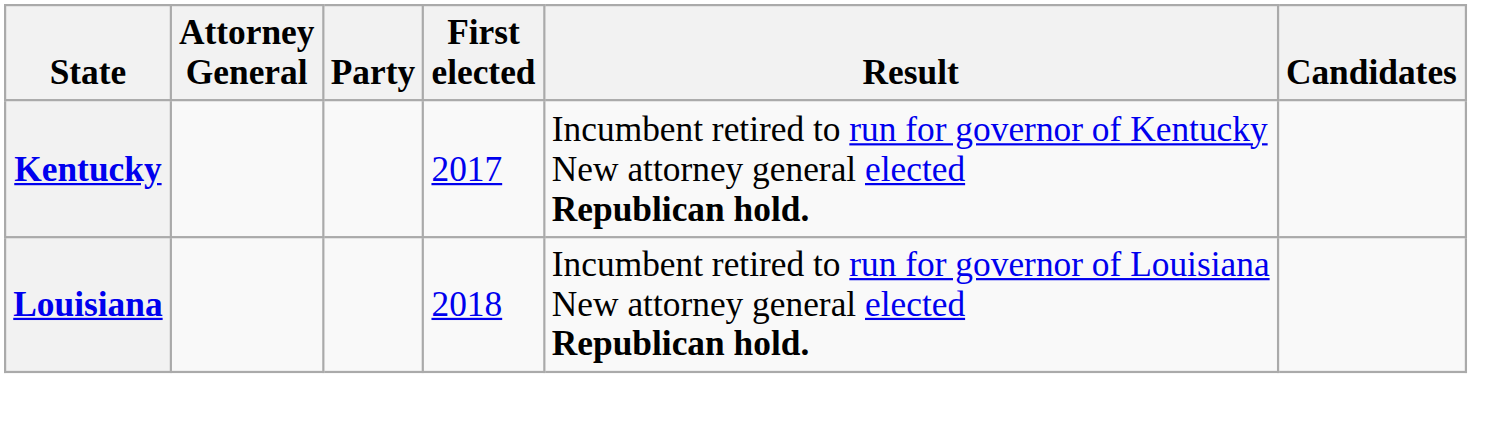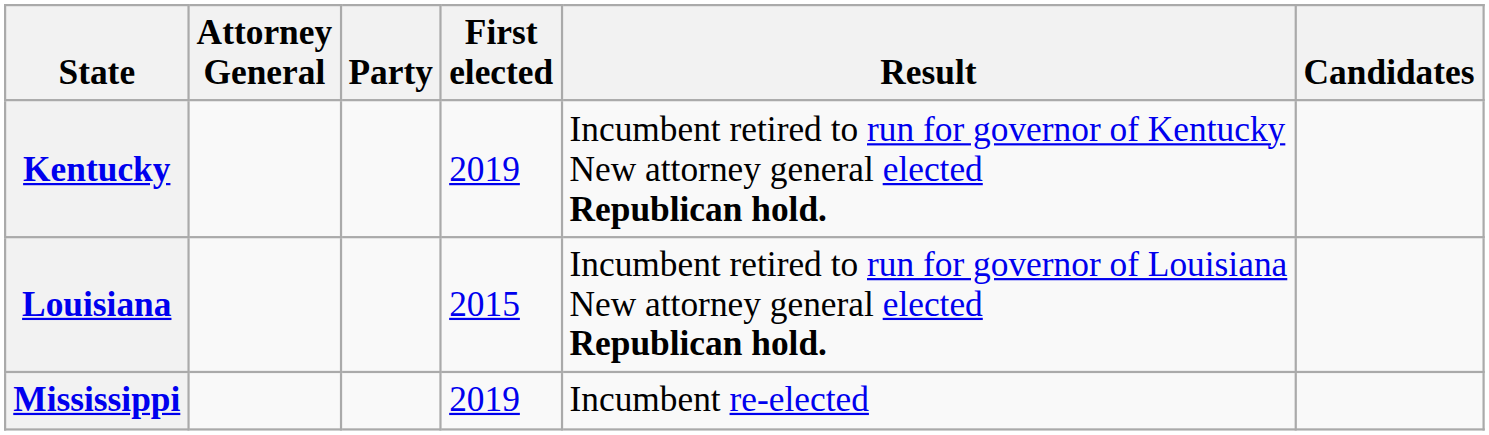(467, 168) 2017 -> (485, 168) 2019
(467, 303) 2018 -> (485, 303) 2015
+ row: (97, 399)
